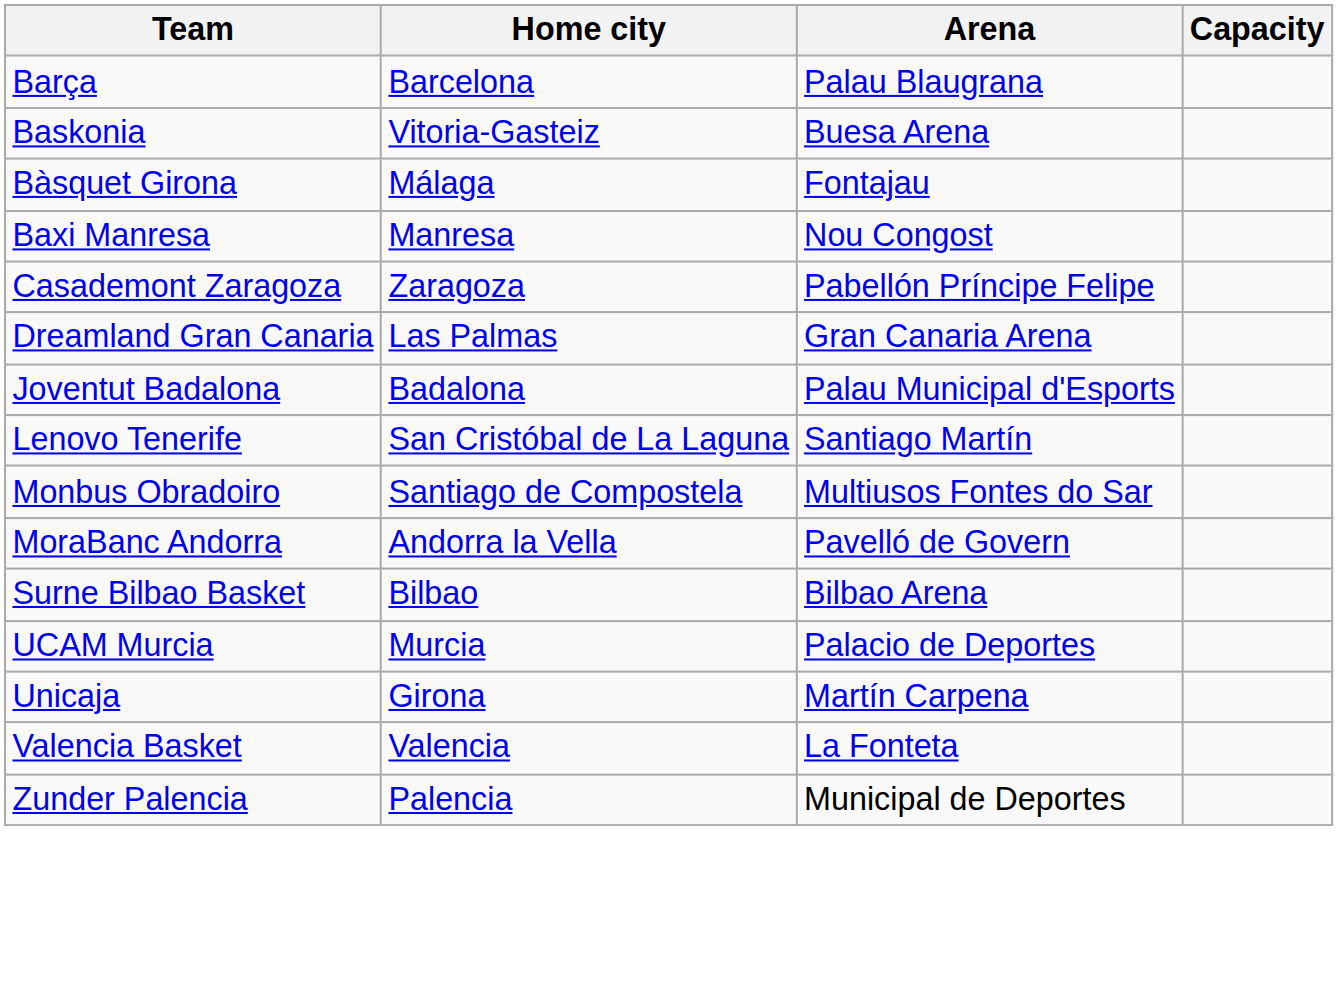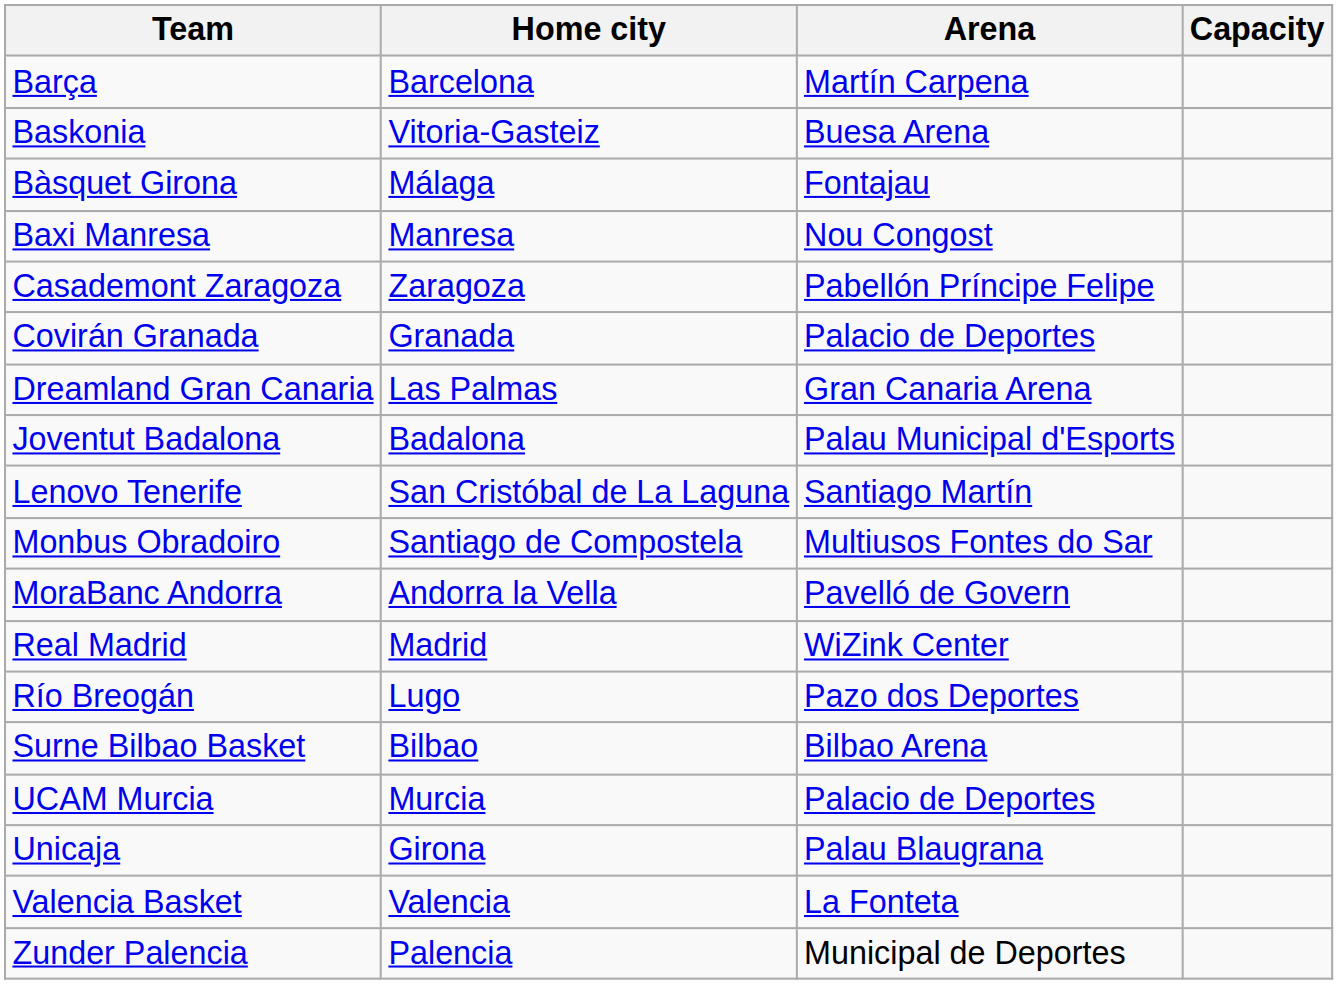(924, 81) Palau Blaugrana -> (916, 81) Martín Carpena
+ row: (136, 337)
+ row: (100, 645)
+ row: (103, 696)
(916, 696) Martín Carpena -> (924, 850) Palau Blaugrana
